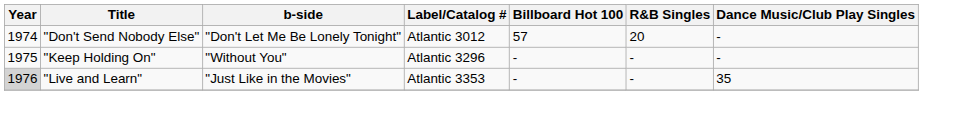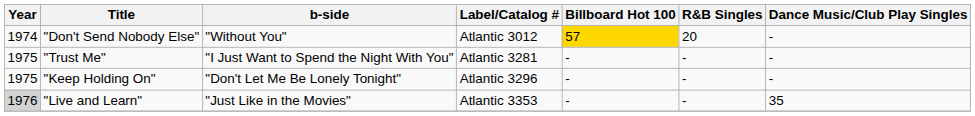(303, 36) "Don't Let Me Be Lonely Tonight" -> (246, 36) "Without You"
(520, 36) no background -> (573, 36) gold background
+ row: (75, 57)
(246, 57) "Without You" -> (303, 79) "Don't Let Me Be Lonely Tonight"
